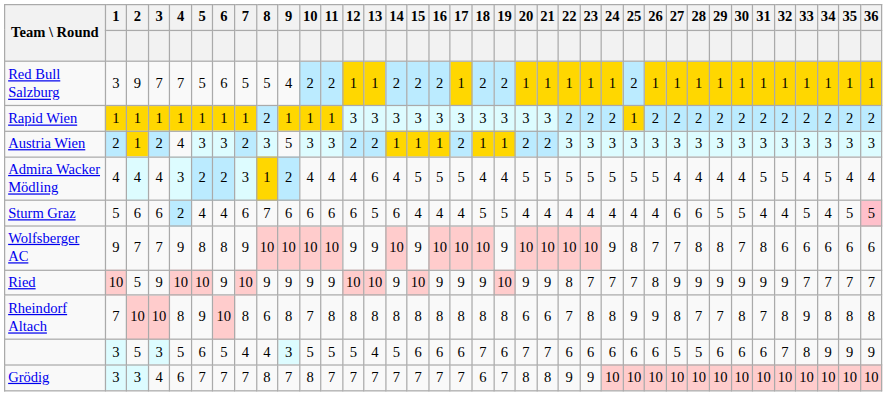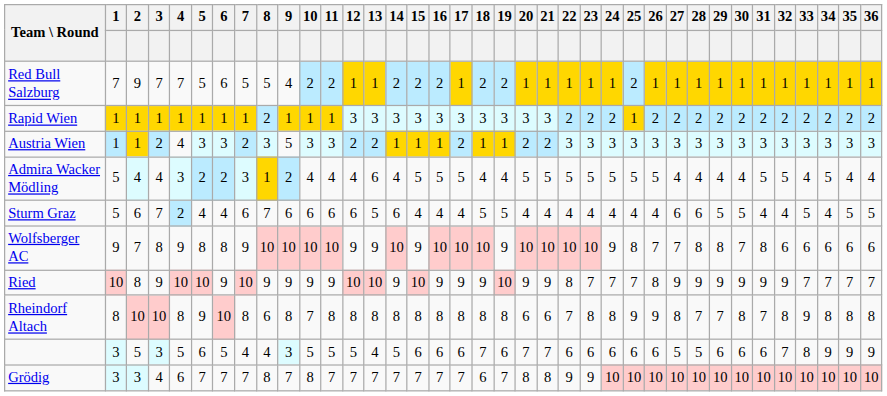(116, 83) 3 -> (116, 83) 7
(116, 143) 2 -> (116, 143) 1
(116, 178) 4 -> (116, 178) 5
(159, 213) 6 -> (159, 213) 7
(871, 213) pink background -> (871, 213) no background
(159, 247) 7 -> (159, 247) 8
(138, 282) 5 -> (138, 282) 8
(116, 317) 7 -> (116, 317) 8
